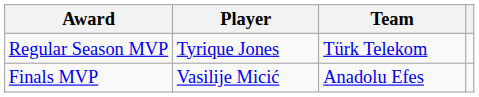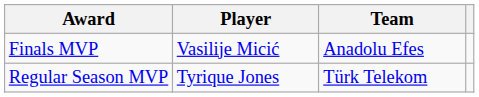rows swapped: (89, 48) <-> (54, 77)
